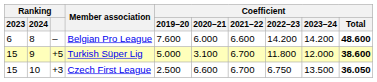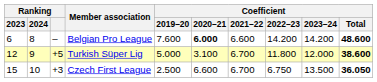(206, 38) normal -> (206, 38) bold
(12, 54) 15 -> (12, 54) 12
